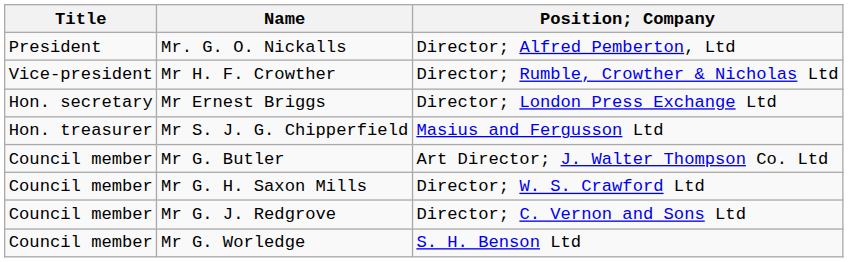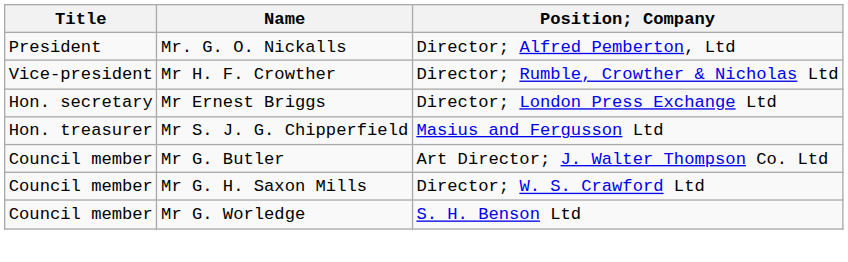- row: (249, 214)
